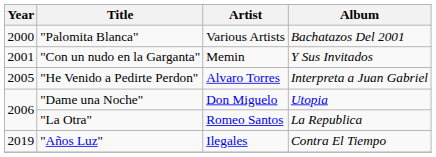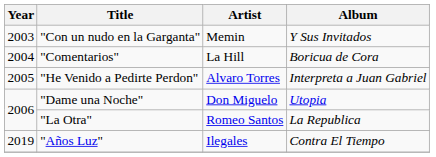- row: (89, 36)
(21, 57) 2001 -> (21, 36) 2003
+ row: (80, 57)
